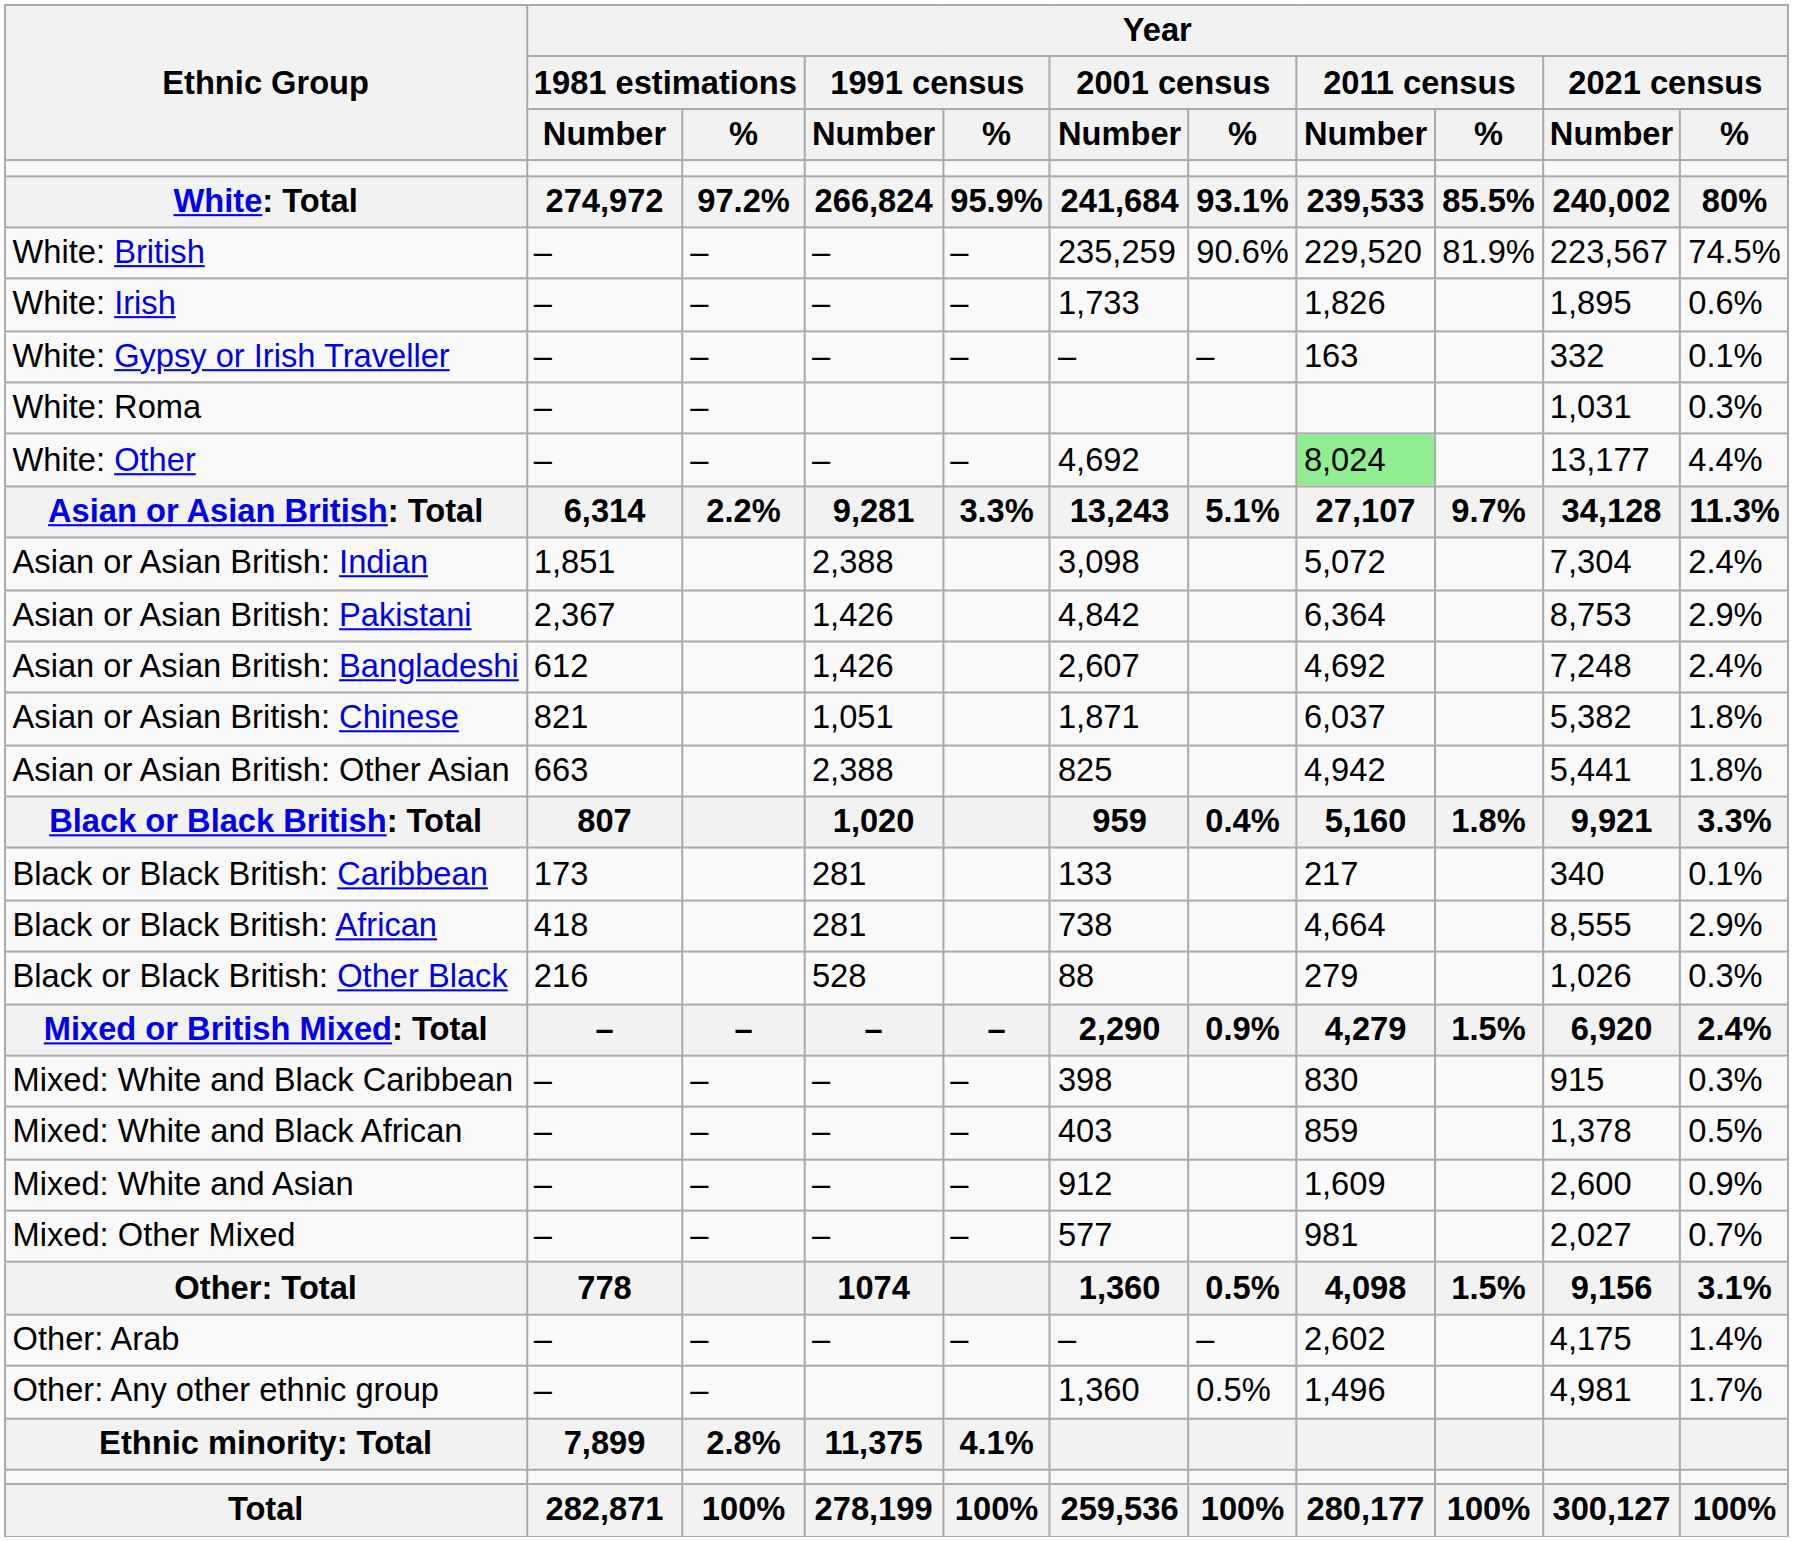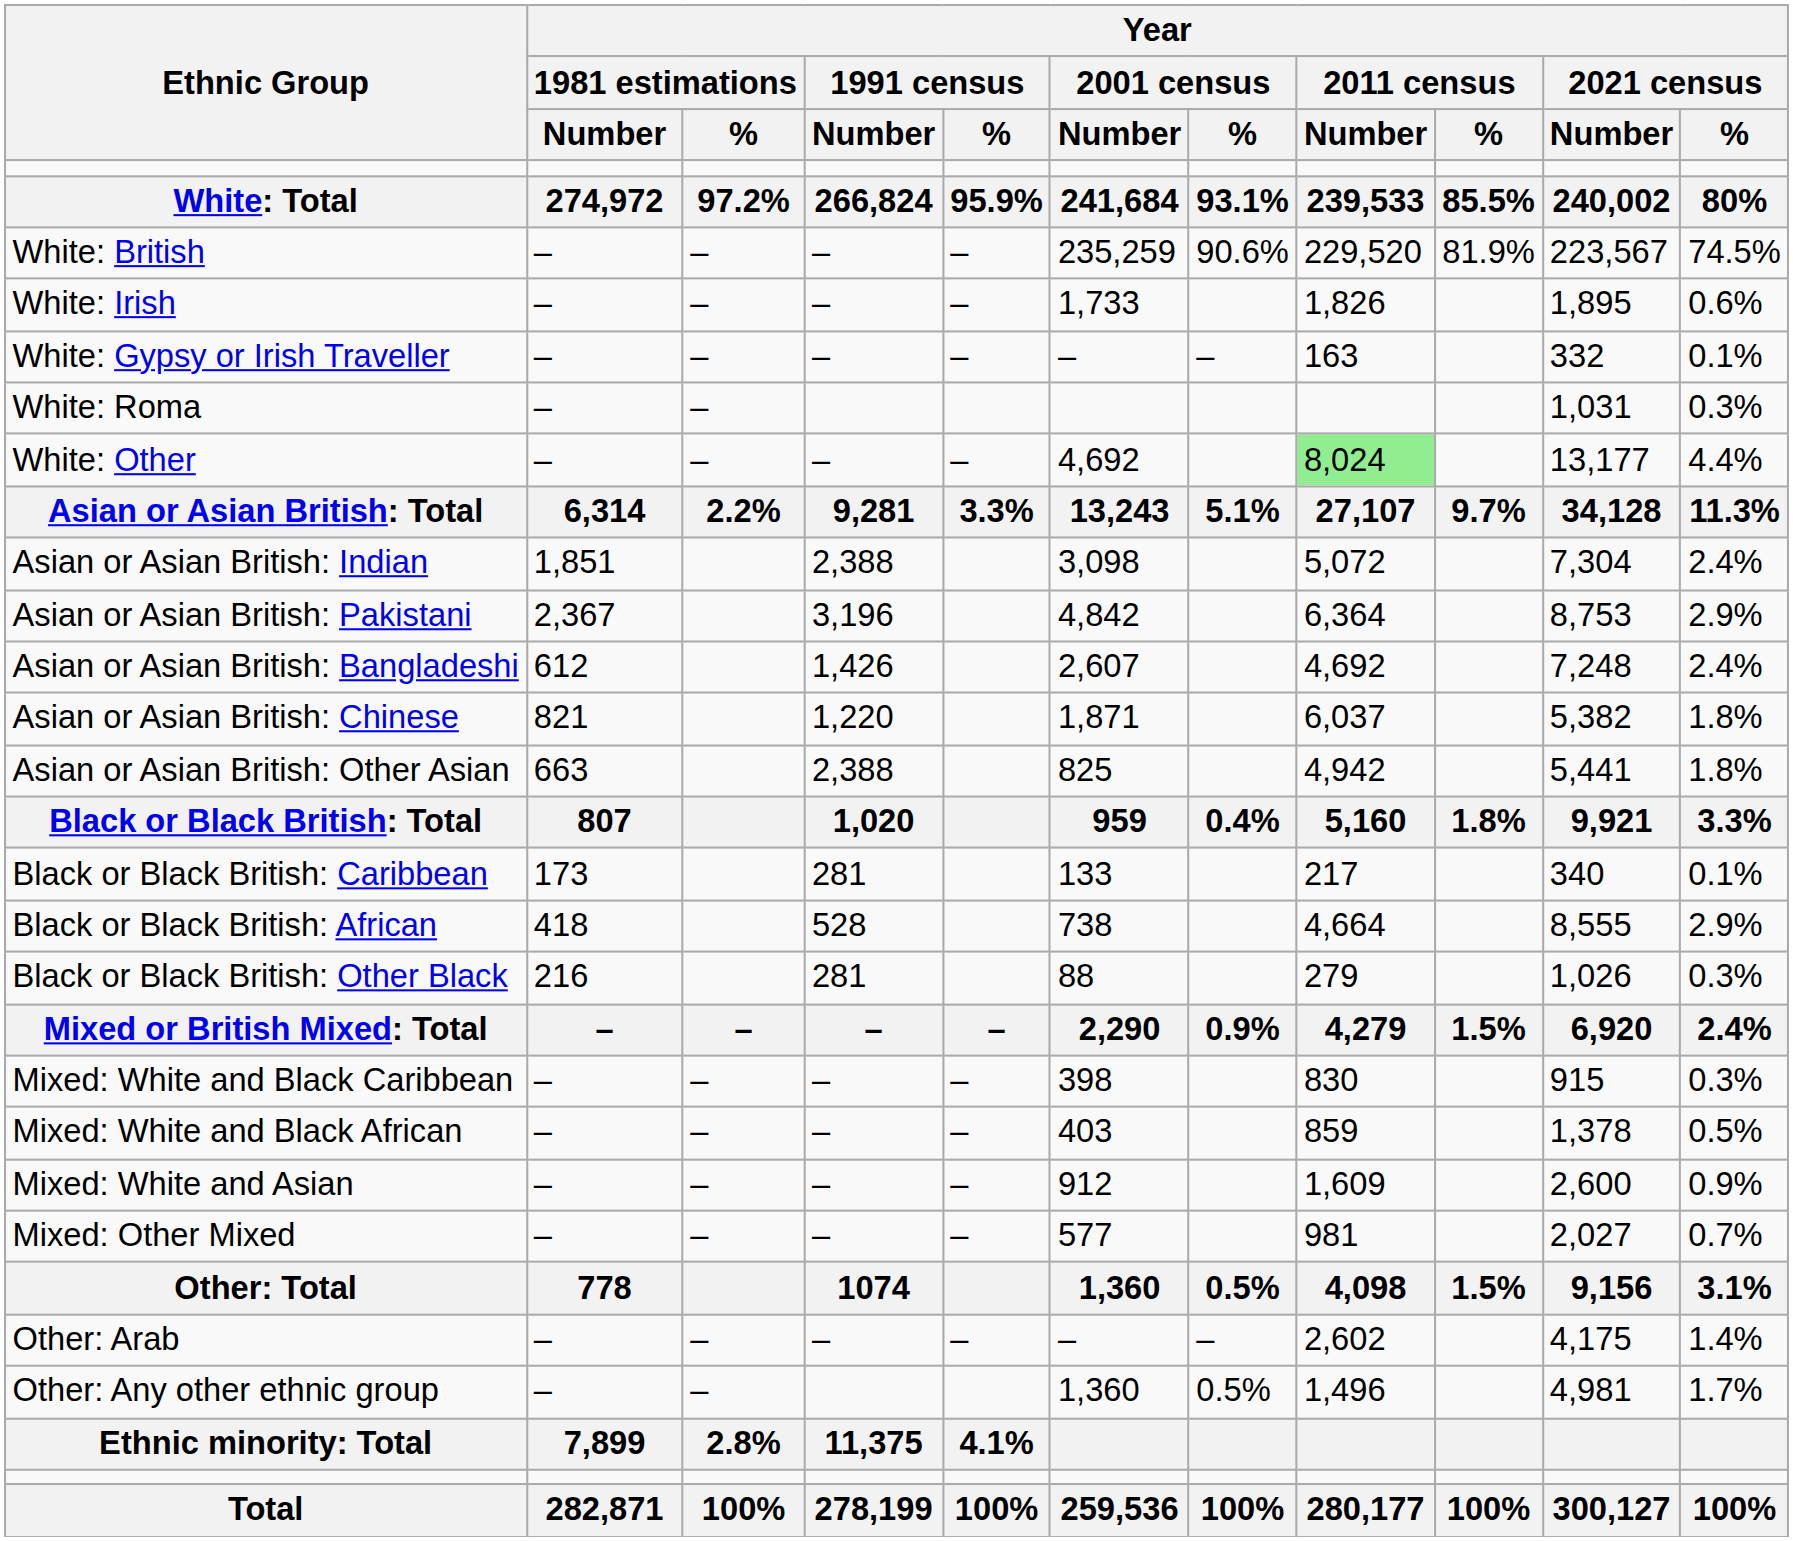(853, 614) 1,426 -> (853, 614) 3,196
(853, 718) 1,051 -> (853, 718) 1,220
(839, 925) 281 -> (839, 925) 528
(839, 977) 528 -> (839, 977) 281
